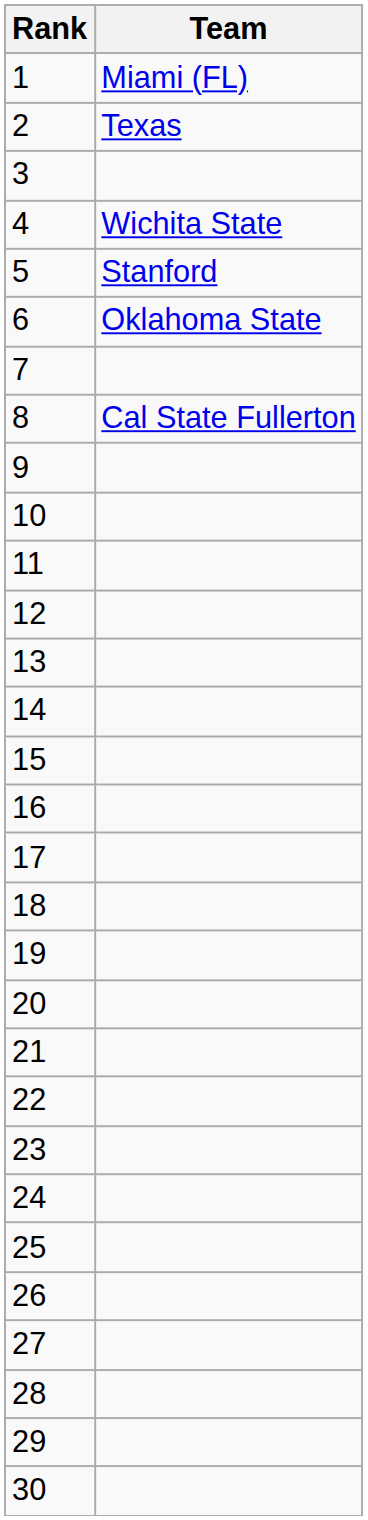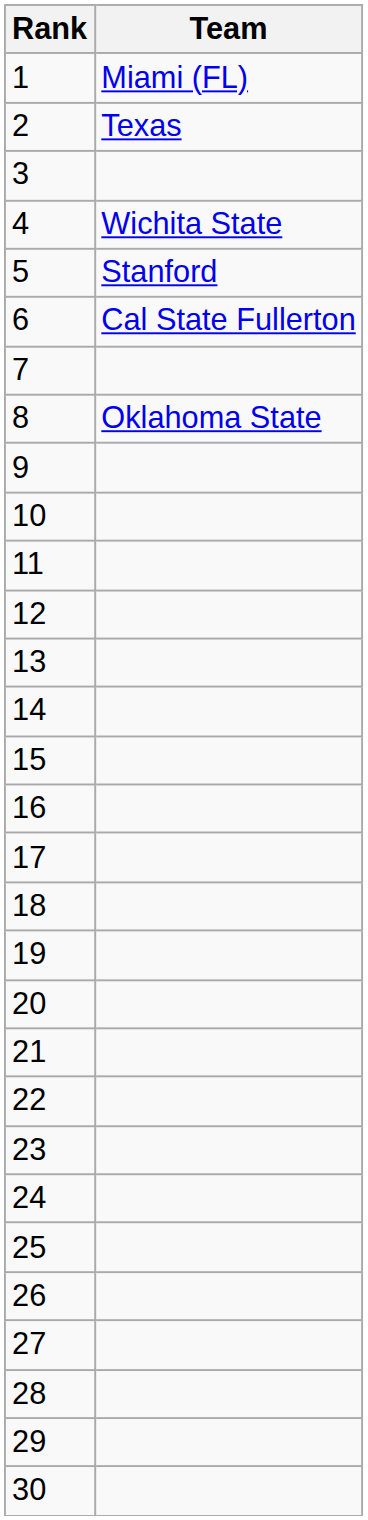(211, 321) Oklahoma State -> (229, 321) Cal State Fullerton
(229, 418) Cal State Fullerton -> (211, 418) Oklahoma State
